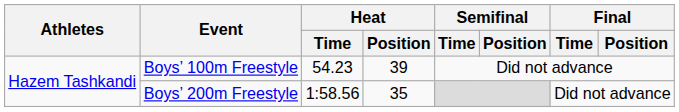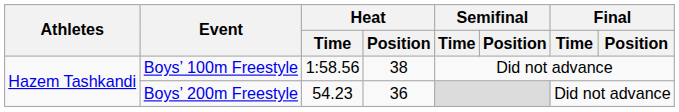(333, 69) 54.23 -> (333, 69) 1:58.56
(399, 69) 39 -> (399, 69) 38
(333, 94) 1:58.56 -> (333, 94) 54.23
(399, 94) 35 -> (399, 94) 36
